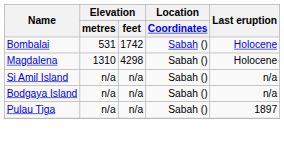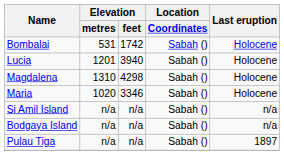+ row: (19, 61)
+ row: (19, 93)
